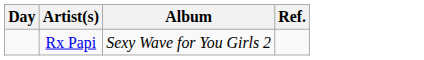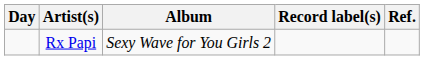+ column: (330, 17)
